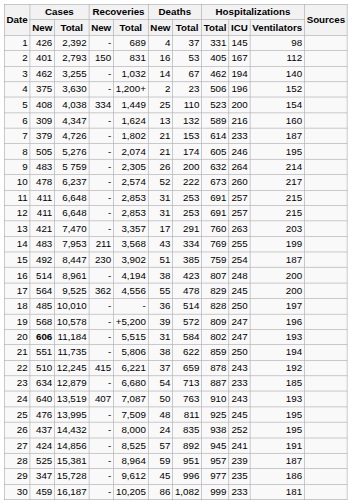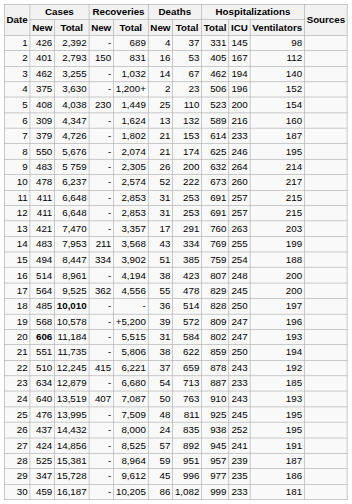(103, 105) 334 -> (103, 105) 230
(44, 151) 505 -> (44, 151) 550
(74, 151) 5,276 -> (74, 151) 5,676
(218, 151) 605 -> (218, 151) 625
(44, 259) 492 -> (44, 259) 494
(103, 259) 230 -> (103, 259) 334
(294, 259) 187 -> (294, 259) 188
(72, 306) normal -> (72, 306) bold
